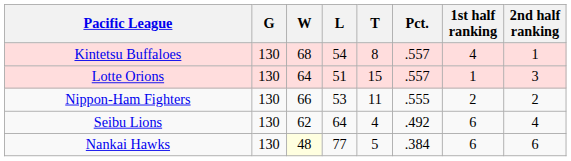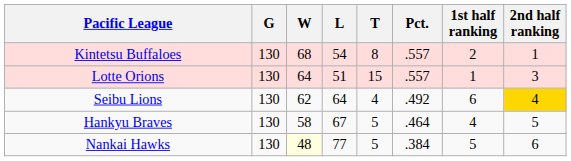(473, 54) 4 -> (473, 54) 2
- row: (128, 99)
(535, 122) no background -> (535, 99) gold background
+ row: (128, 122)
(473, 144) 6 -> (473, 144) 5
